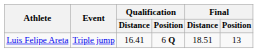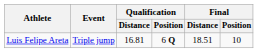(134, 40) 16.41 -> (134, 40) 16.81
(237, 40) 13 -> (237, 40) 10
